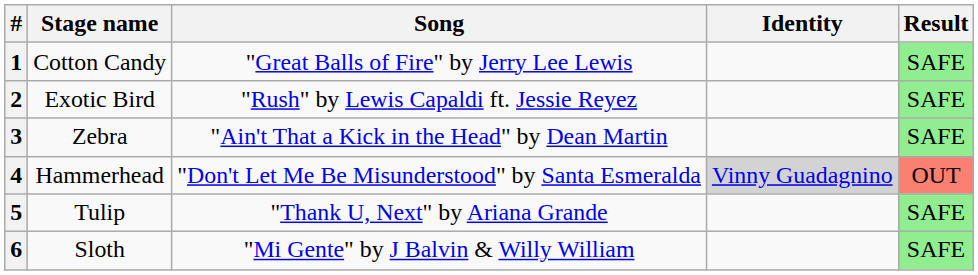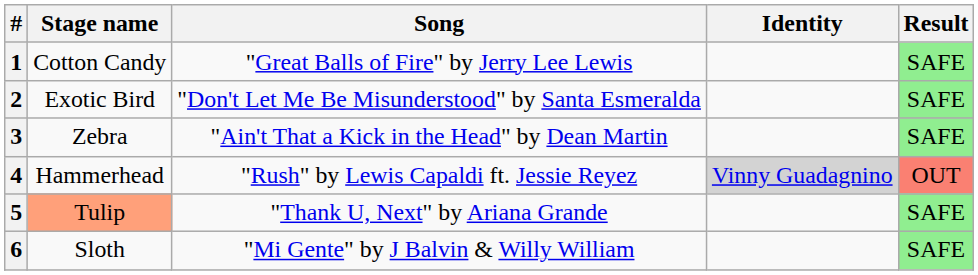(439, 99) "Rush" by Lewis Capaldi ft. Jessie Reyez -> (439, 99) "Don't Let Me Be Misunderstood" by Santa Esmeralda
(439, 174) "Don't Let Me Be Misunderstood" by Santa Esmeralda -> (439, 174) "Rush" by Lewis Capaldi ft. Jessie Reyez
(100, 212) no background -> (100, 212) lightsalmon background
